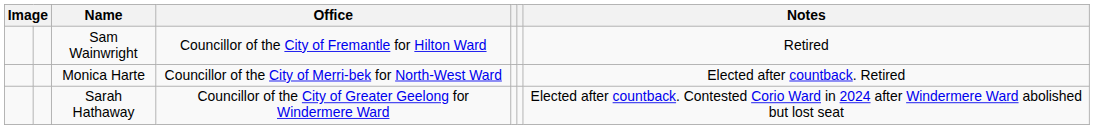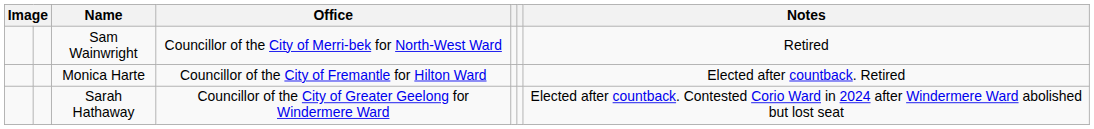(333, 45) Councillor of the City of Fremantle for Hilton Ward -> (333, 45) Councillor of the City of Merri-bek for North-West Ward
(333, 75) Councillor of the City of Merri-bek for North-West Ward -> (333, 75) Councillor of the City of Fremantle for Hilton Ward
